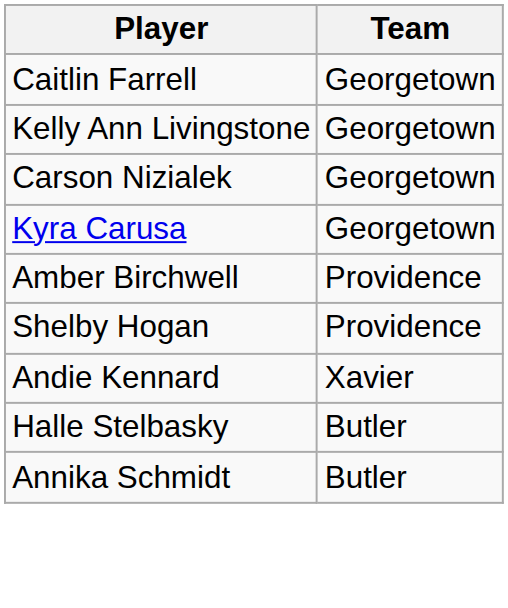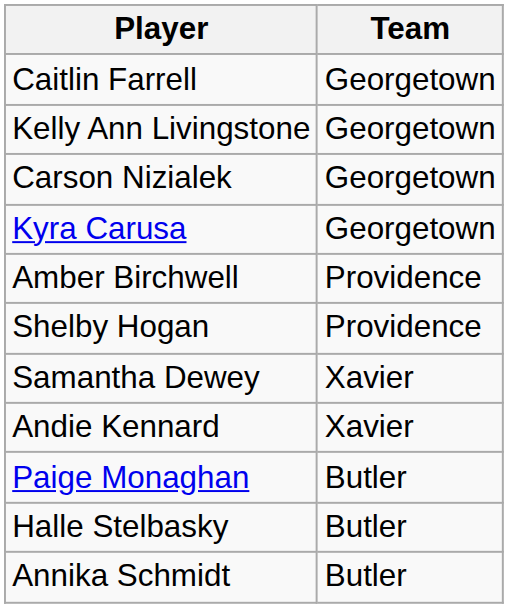+ row: (136, 377)
+ row: (131, 476)
